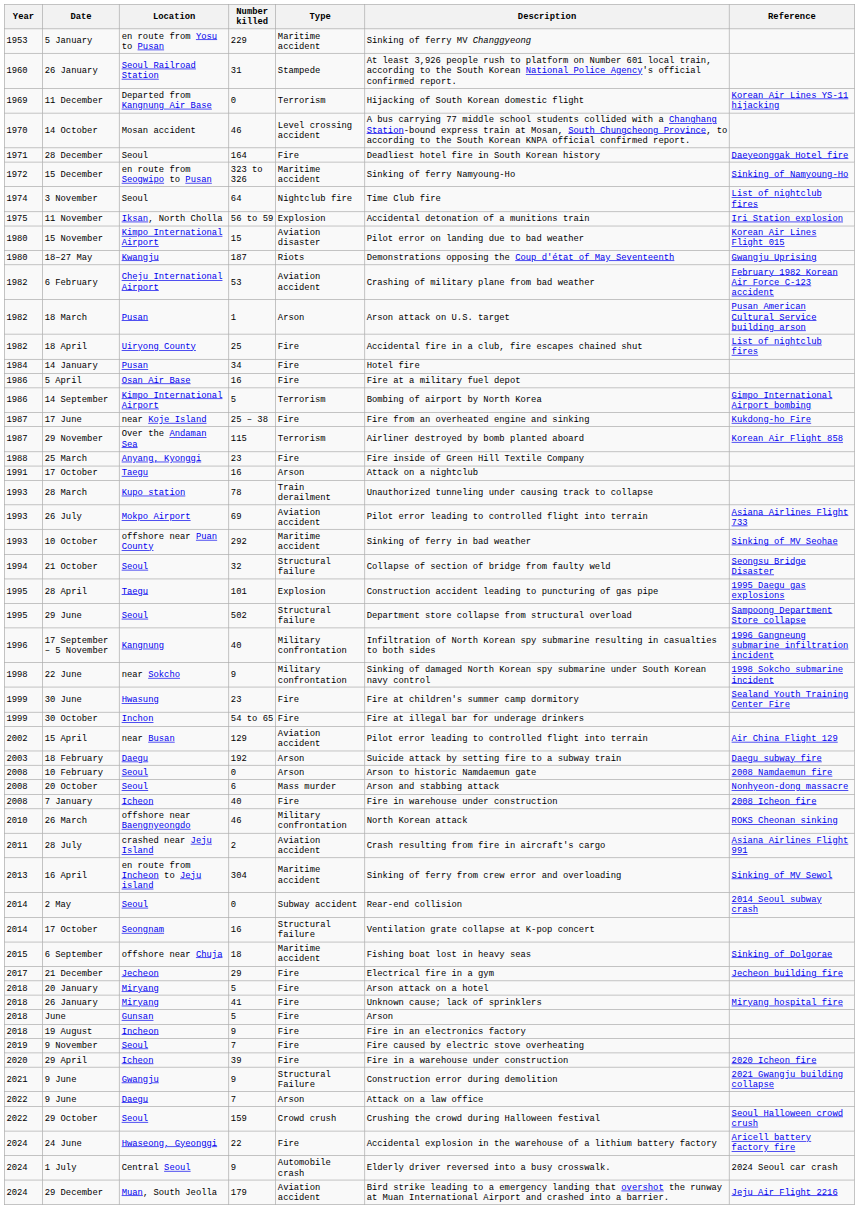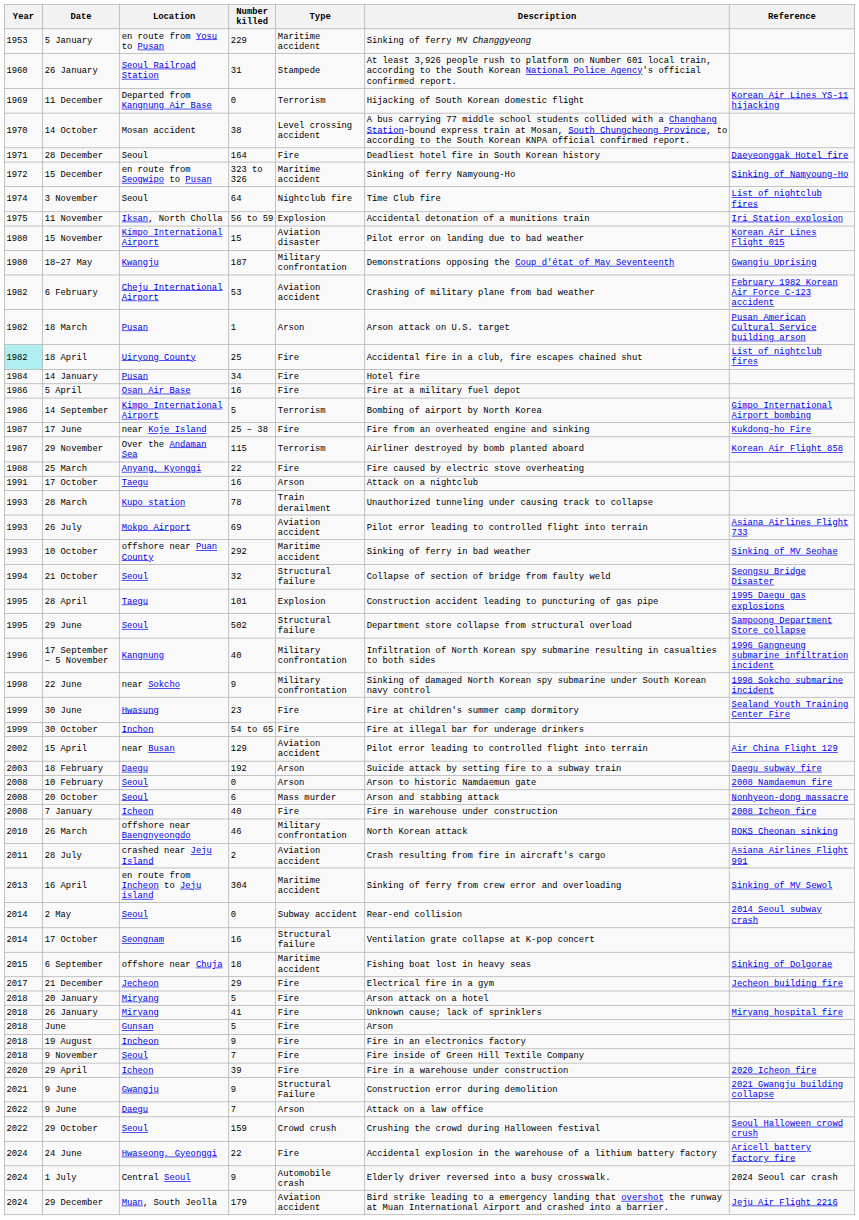(236, 130) 46 -> (236, 130) 38
(291, 258) Riots -> (312, 263) Military confrontation
(17, 347) no background -> (17, 357) paleturquoise background
(236, 459) 23 -> (236, 469) 22
(475, 459) Fire inside of Green Hill Textile Company -> (475, 469) Fire caused by electric stove overheating
(17, 1046) 2019 -> (17, 1056) 2018
(475, 1046) Fire caused by electric stove overheating -> (475, 1056) Fire inside of Green Hill Textile Company
